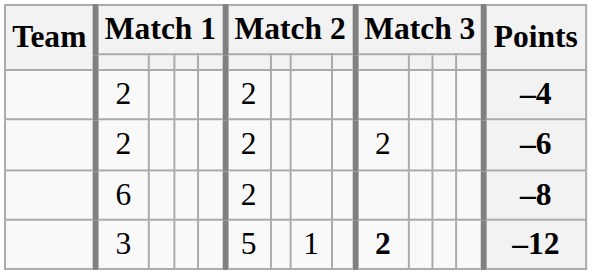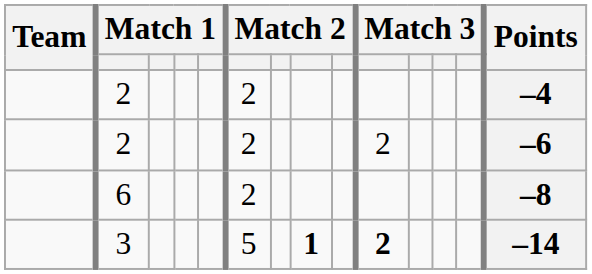(311, 243) normal -> (311, 243) bold
(536, 243) –12 -> (536, 243) –14
